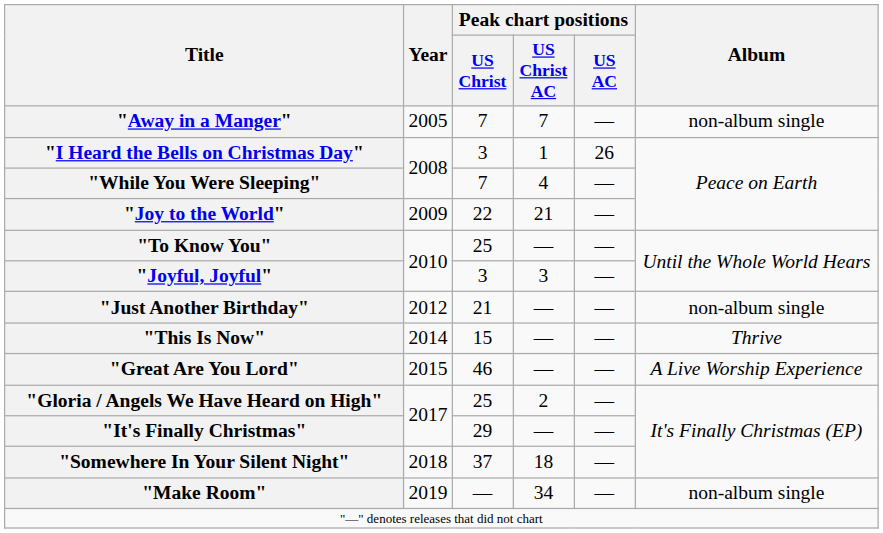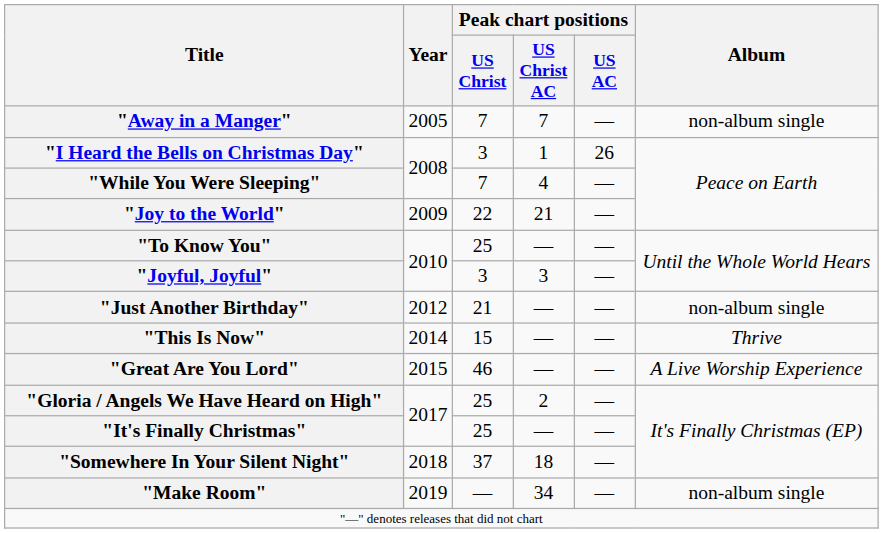(483, 430) 29 -> (483, 430) 25
